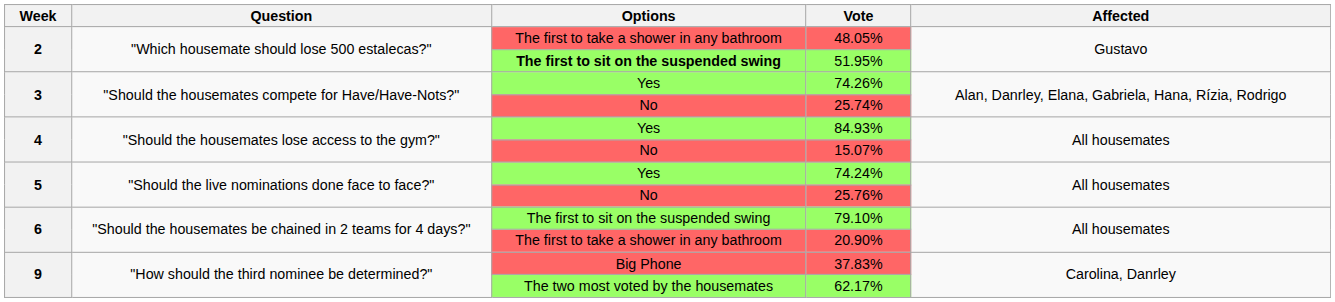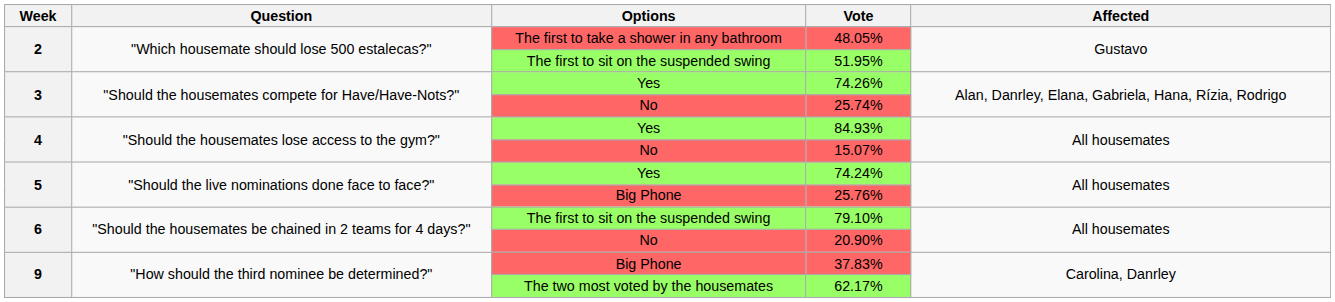(649, 60) bold -> (649, 60) normal
(649, 195) No -> (649, 195) Big Phone
(649, 240) The first to take a shower in any bathroom -> (649, 240) No
